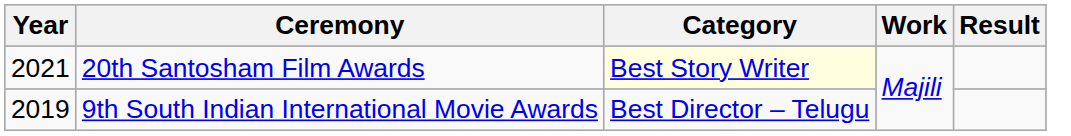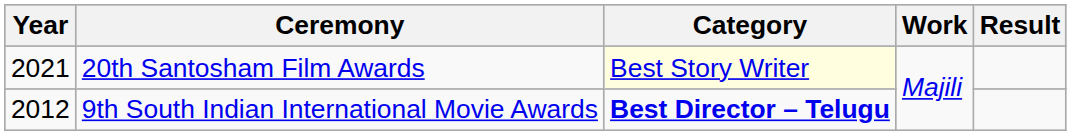(40, 109) 2019 -> (40, 109) 2012
(740, 109) normal -> (750, 109) bold
